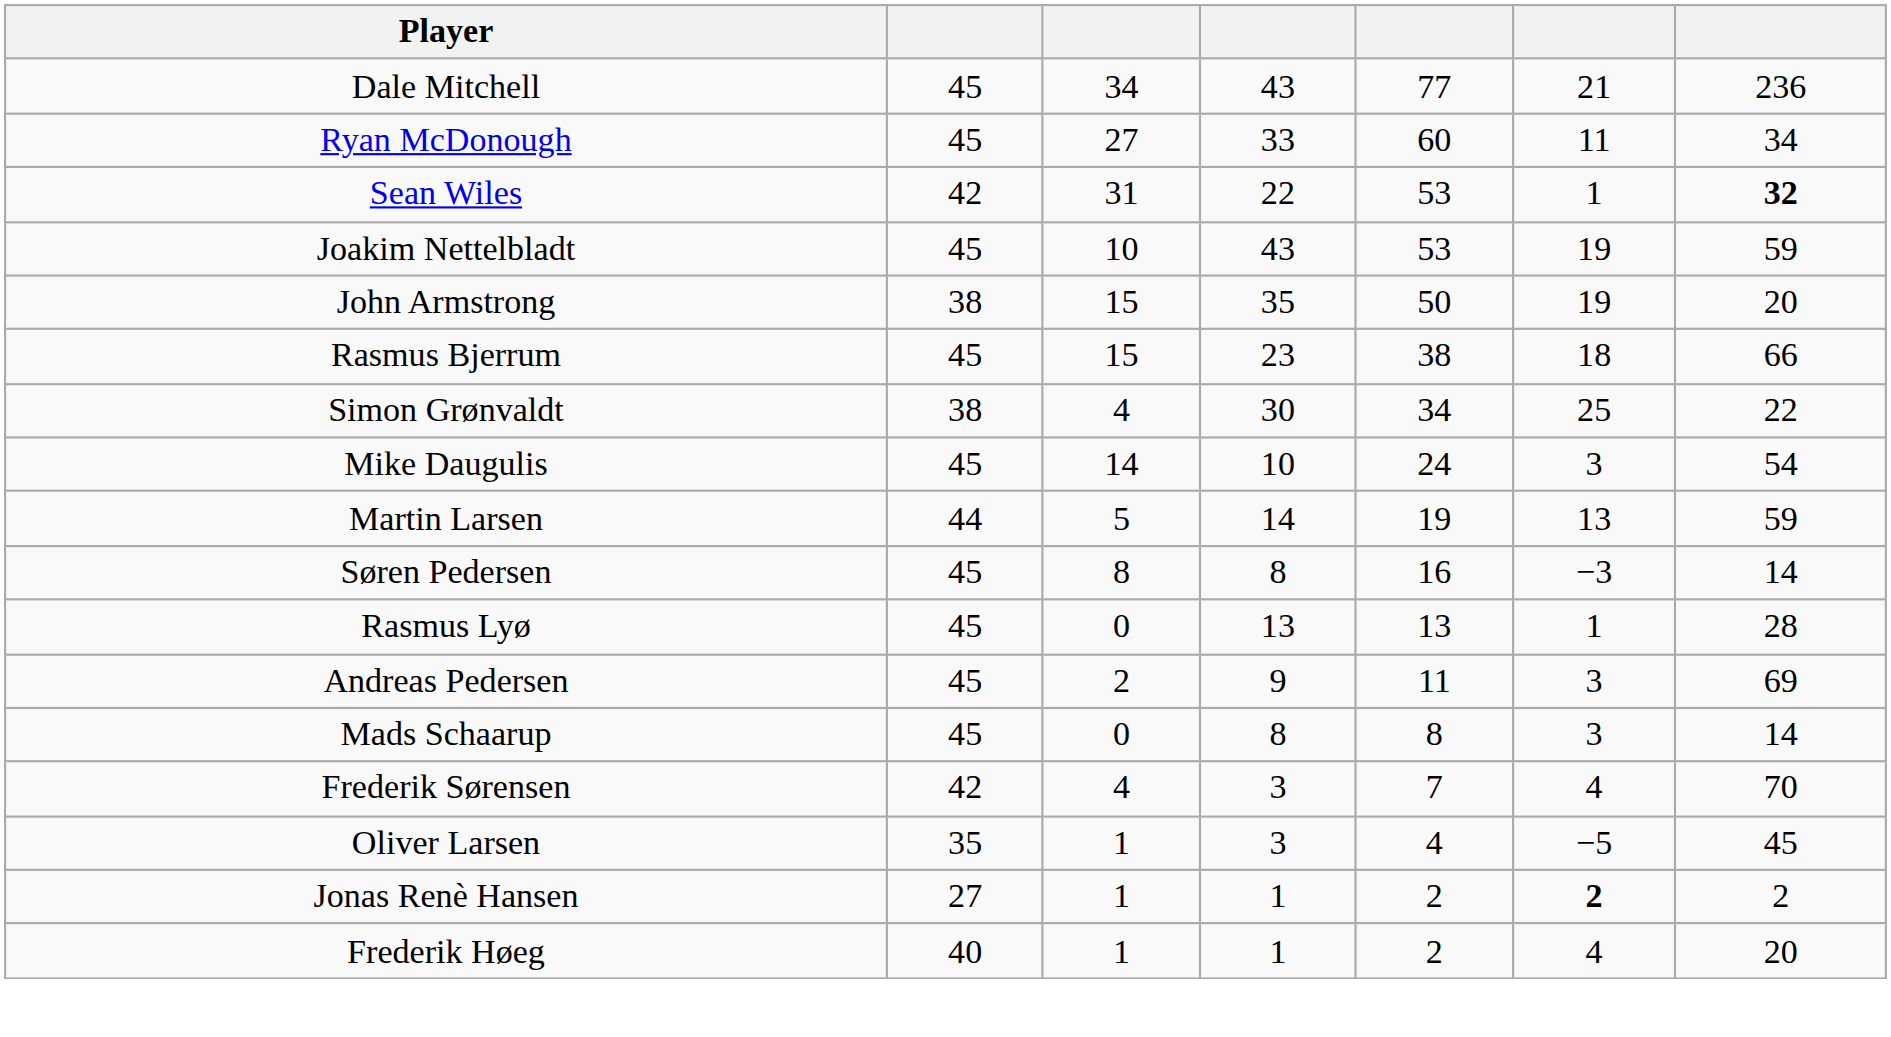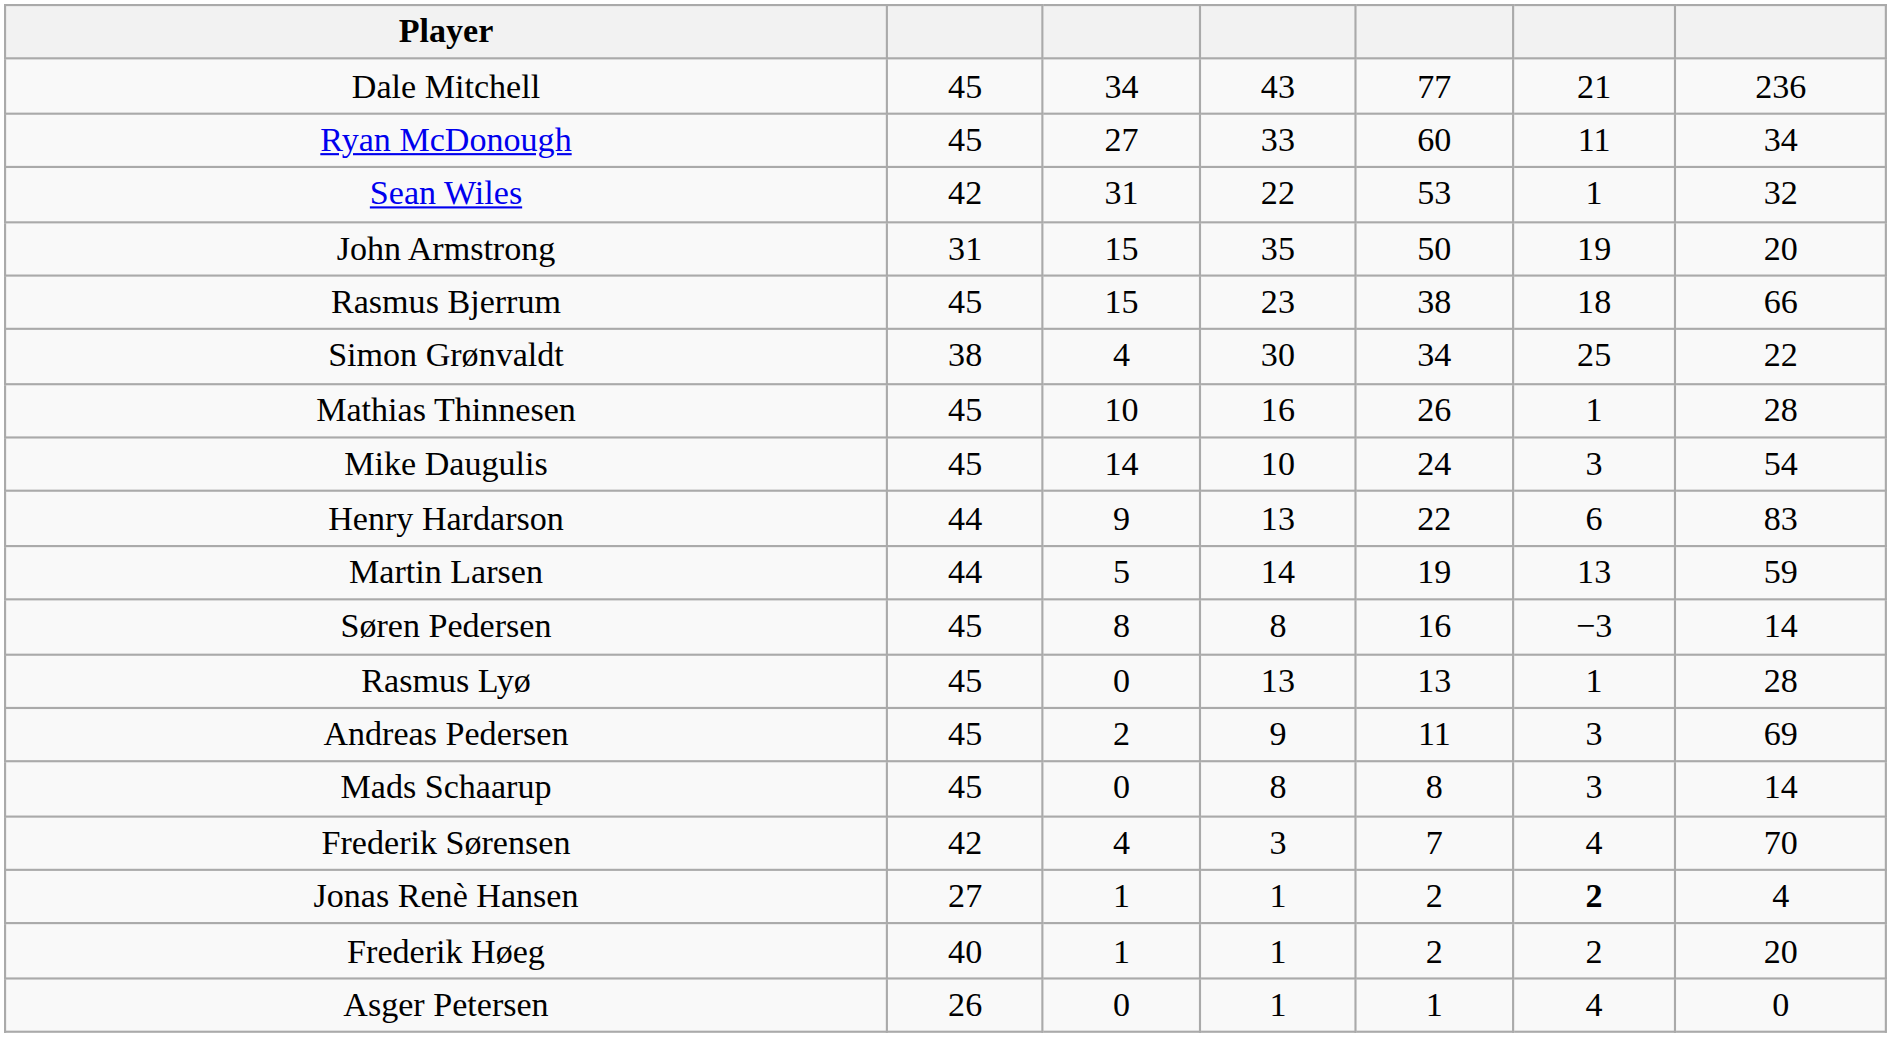(1781, 193) bold -> (1781, 193) normal
- row: (446, 247)
(965, 301) 38 -> (965, 247) 31
+ row: (446, 409)
+ row: (446, 517)
- row: (446, 842)
(1781, 896) 2 -> (1781, 896) 4
(1594, 950) 4 -> (1594, 950) 2
+ row: (446, 1004)
